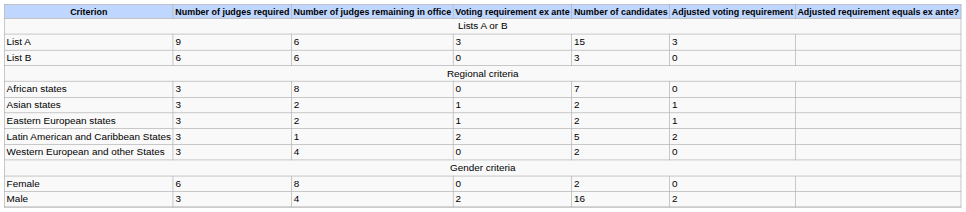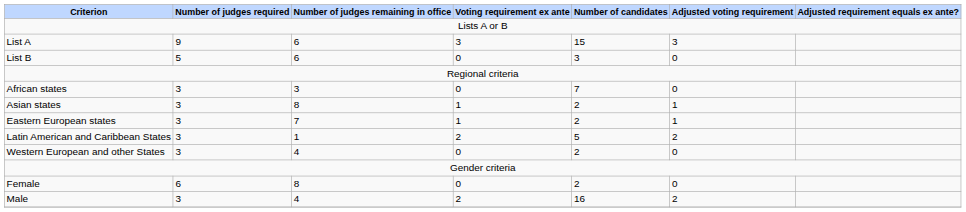(178, 57) 6 -> (178, 57) 5
(296, 89) 8 -> (296, 89) 3
(296, 105) 2 -> (296, 105) 8
(296, 120) 2 -> (296, 120) 7
